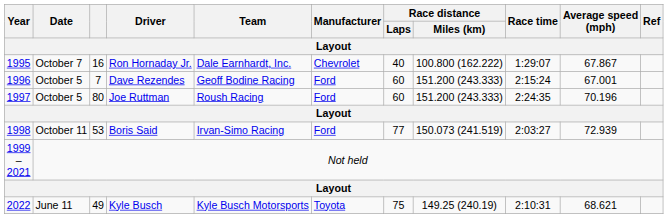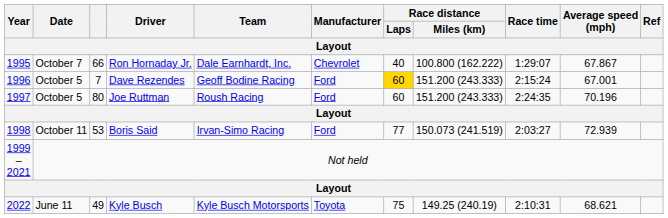(98, 63) 16 -> (98, 63) 66
(399, 80) no background -> (399, 80) gold background
